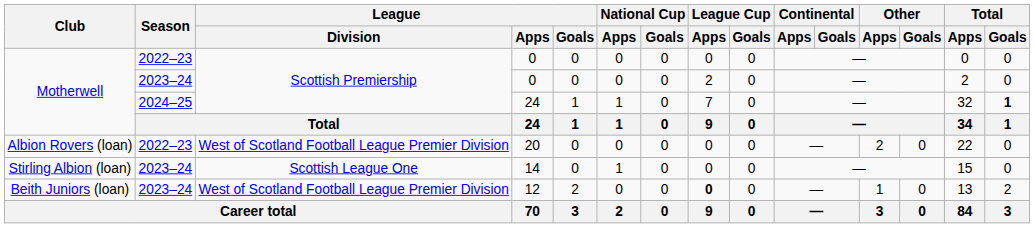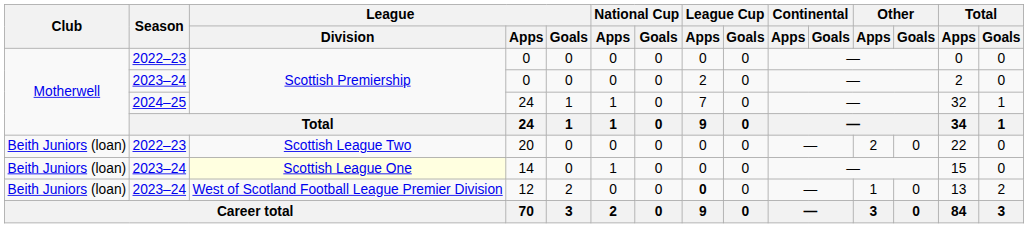(1008, 102) bold -> (1001, 102) normal
(70, 146) Albion Rovers (loan) -> (67, 146) Beith Juniors (loan)
(354, 146) West of Scotland Football League Premier Division -> (348, 146) Scottish League Two
(70, 168) Stirling Albion (loan) -> (67, 168) Beith Juniors (loan)
(354, 168) no background -> (348, 168) lightyellow background
